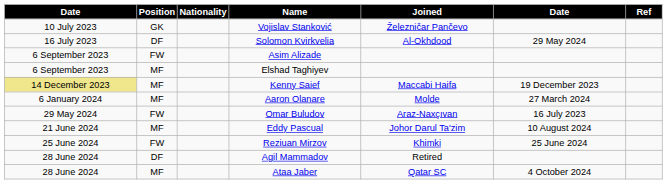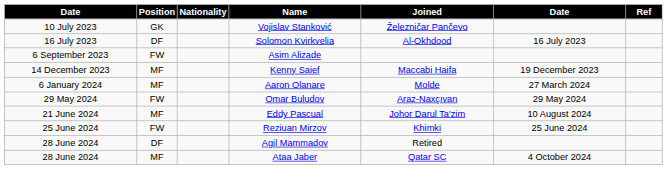(559, 41) 29 May 2024 -> (559, 41) 16 July 2023
- row: (295, 70)
(70, 85) khaki background -> (70, 70) no background
(559, 114) 16 July 2023 -> (559, 99) 29 May 2024
